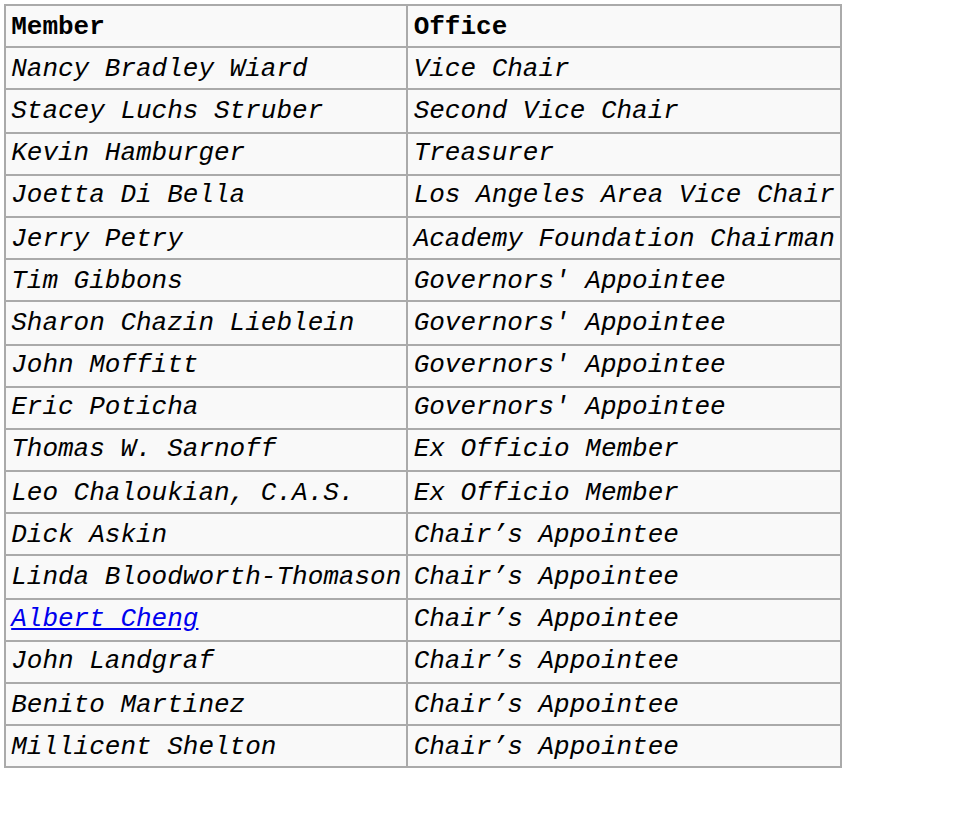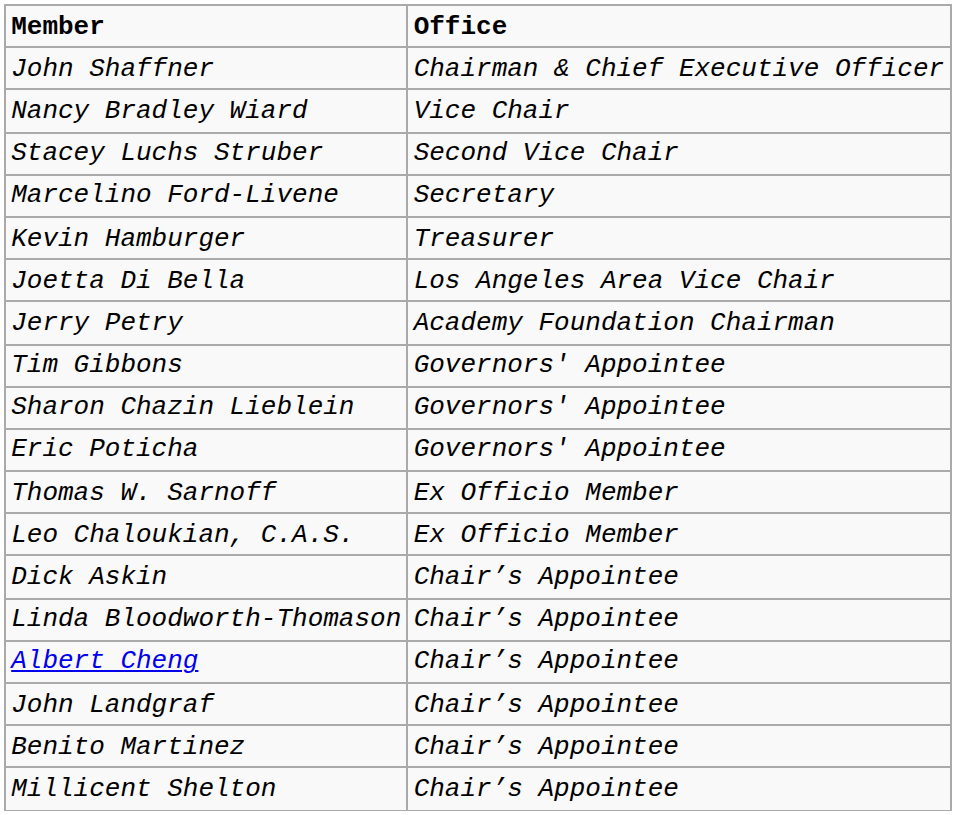+ row: (113, 69)
+ row: (175, 196)
- row: (105, 365)
